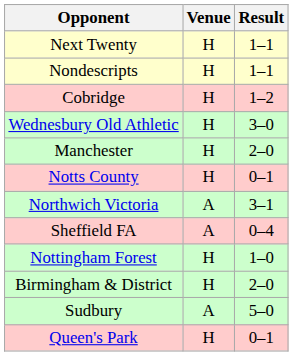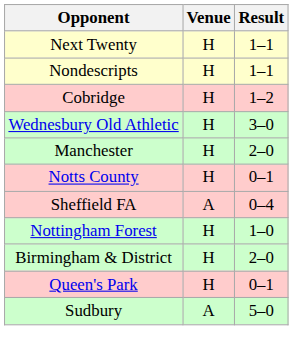- row: (94, 204)
rows swapped: (94, 310) <-> (94, 337)
